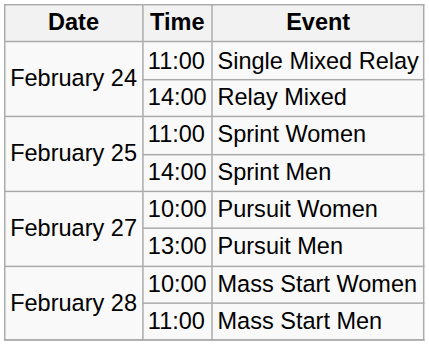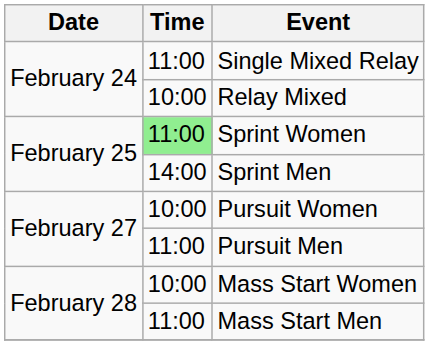(177, 97) 14:00 -> (177, 97) 10:00
(176, 135) no background -> (176, 135) lightgreen background
(177, 246) 13:00 -> (176, 246) 11:00
